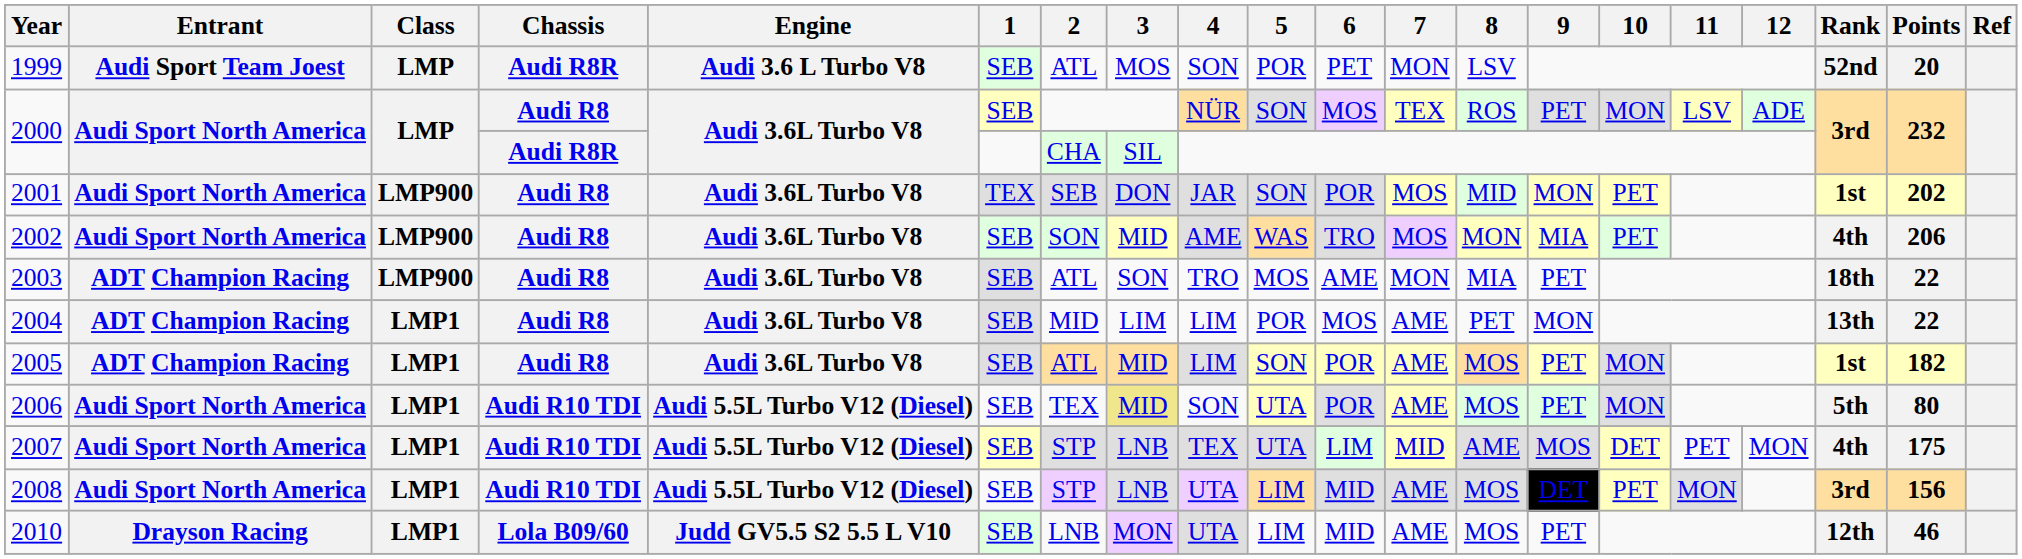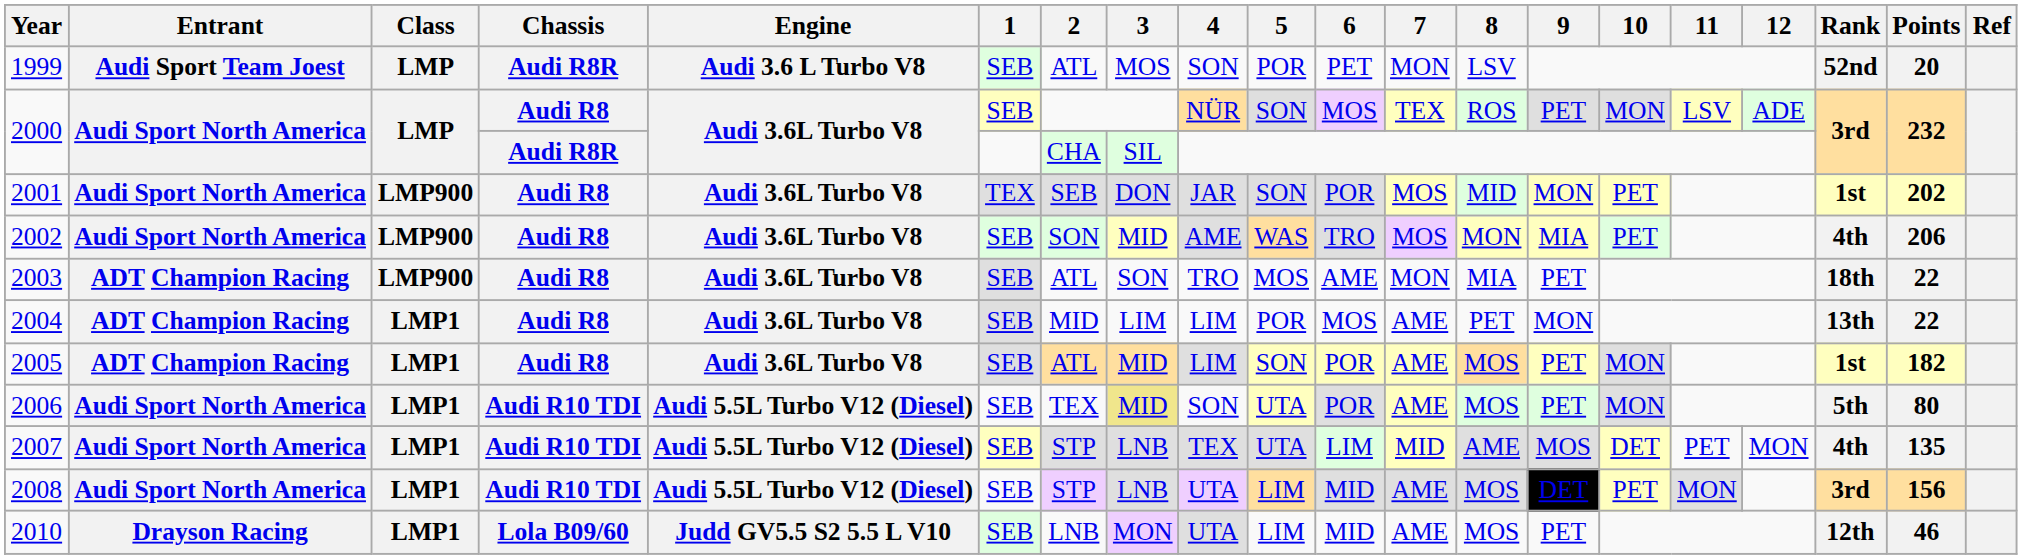(1926, 447) 175 -> (1926, 447) 135
